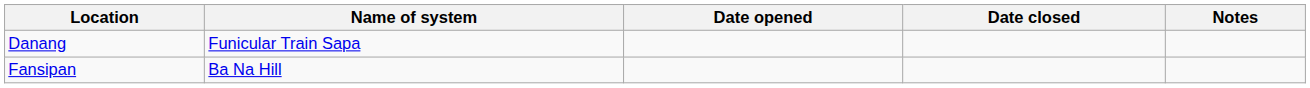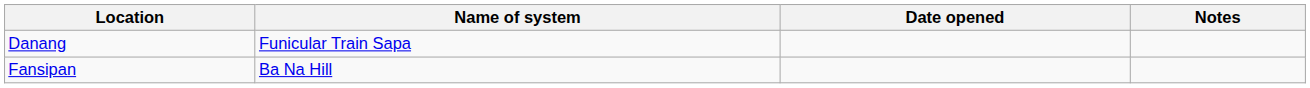- column: (1034, 17)
